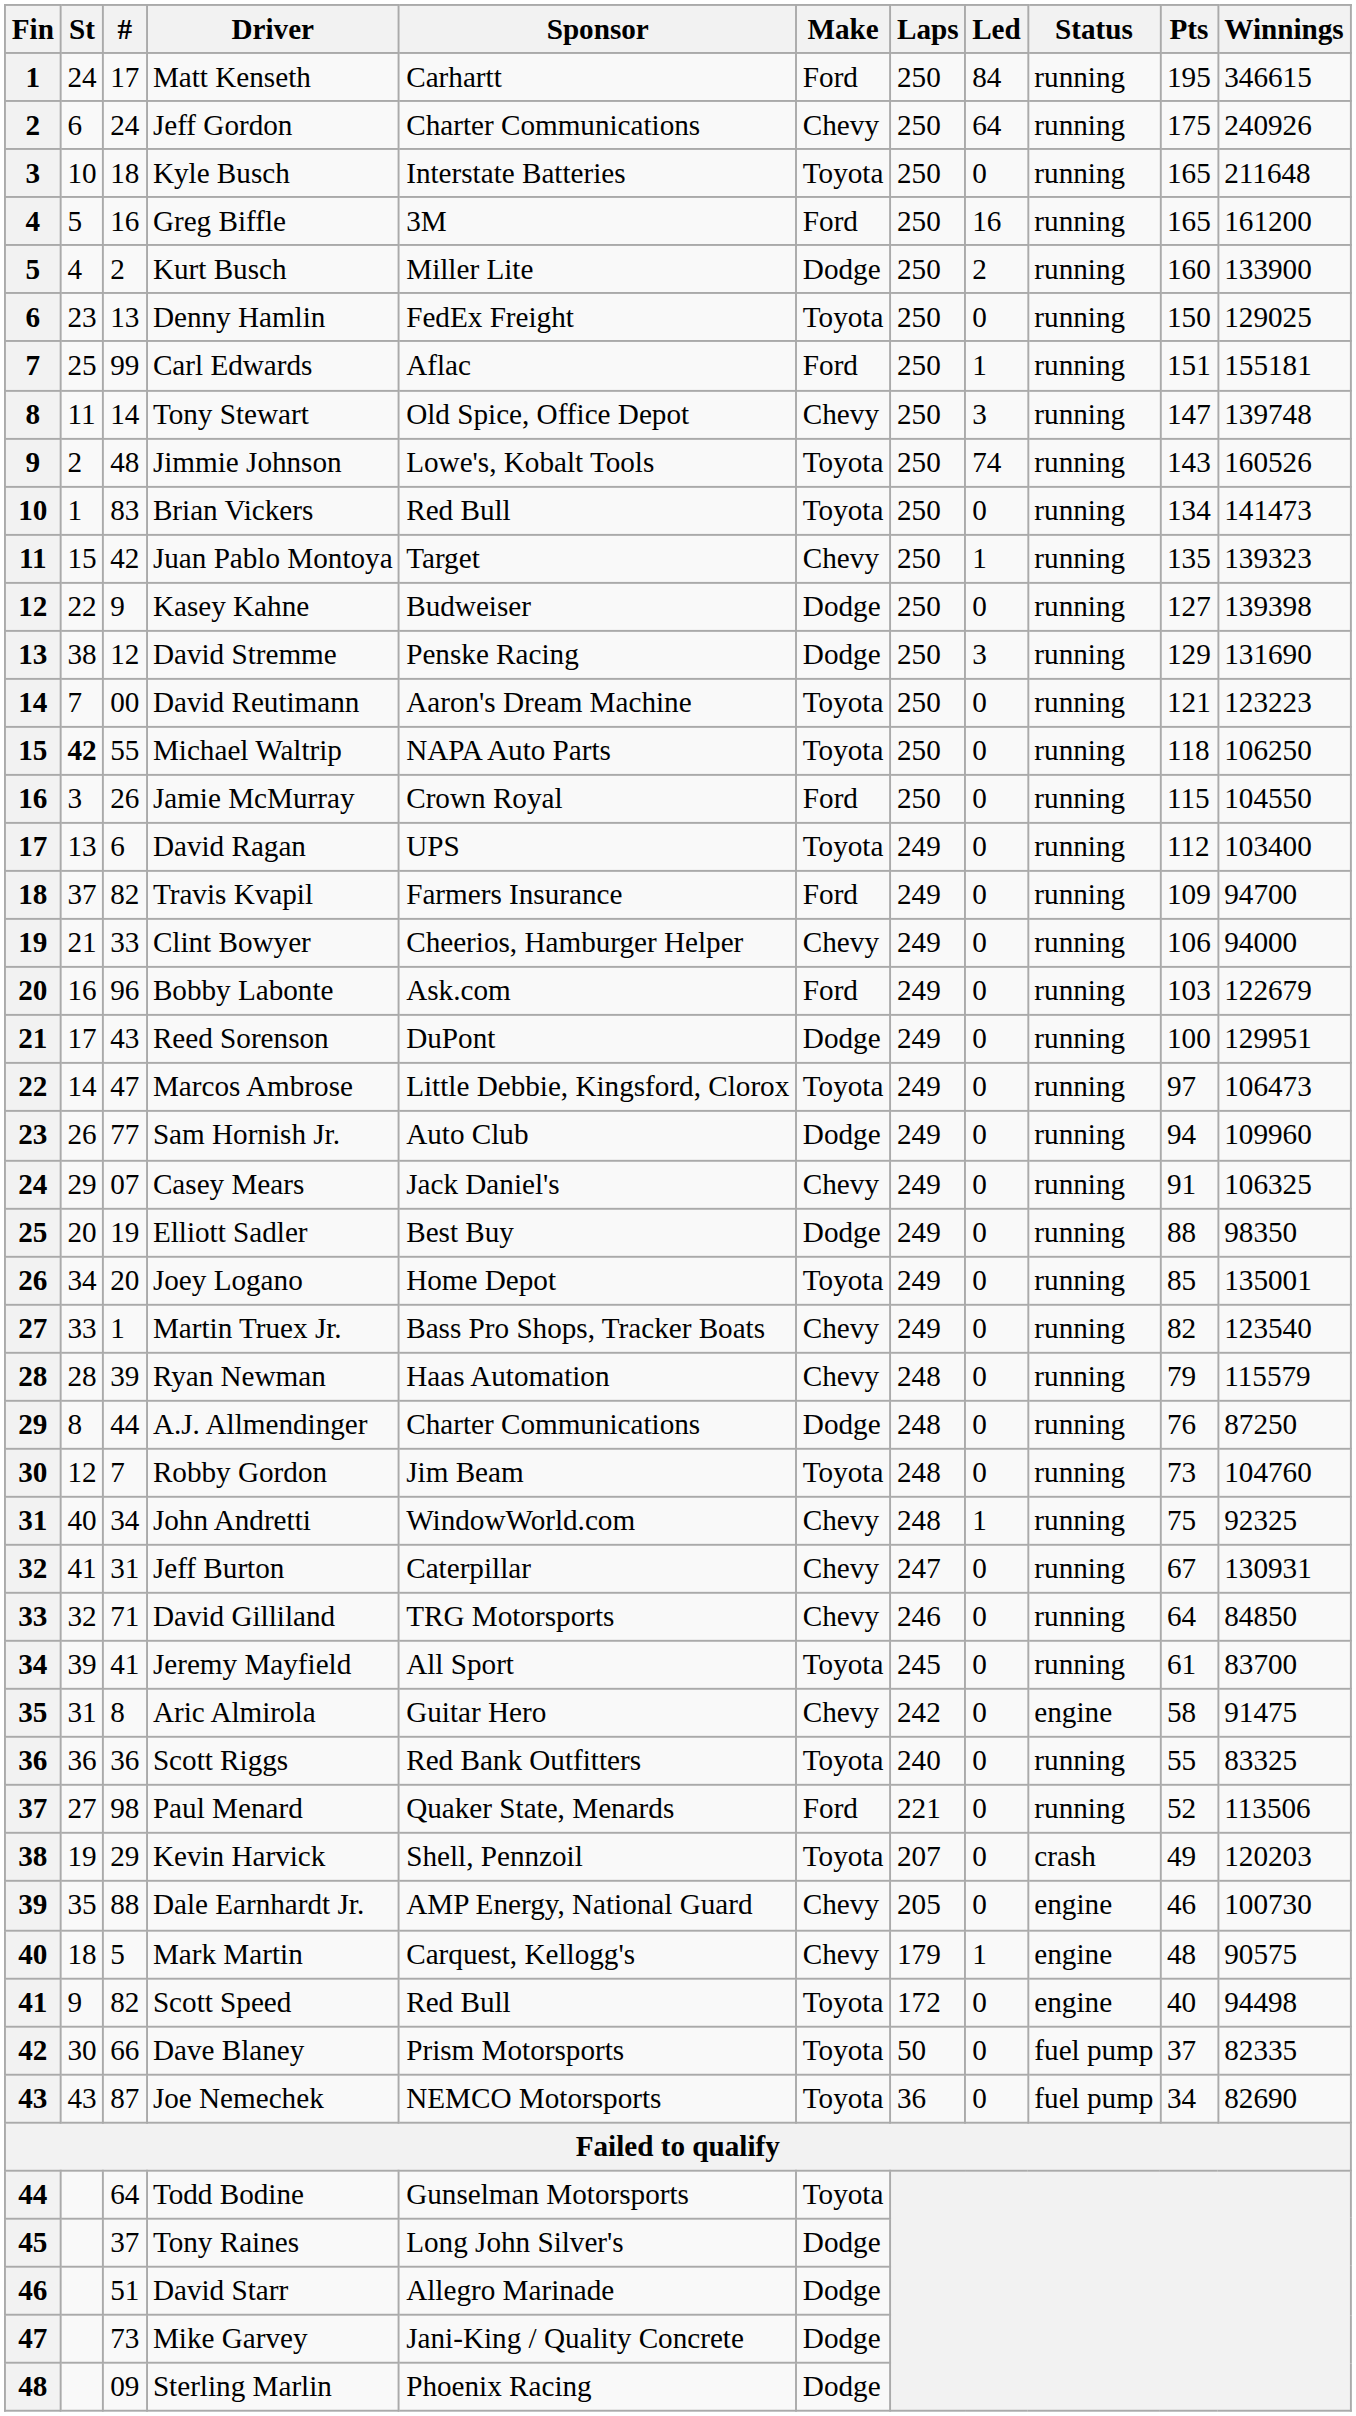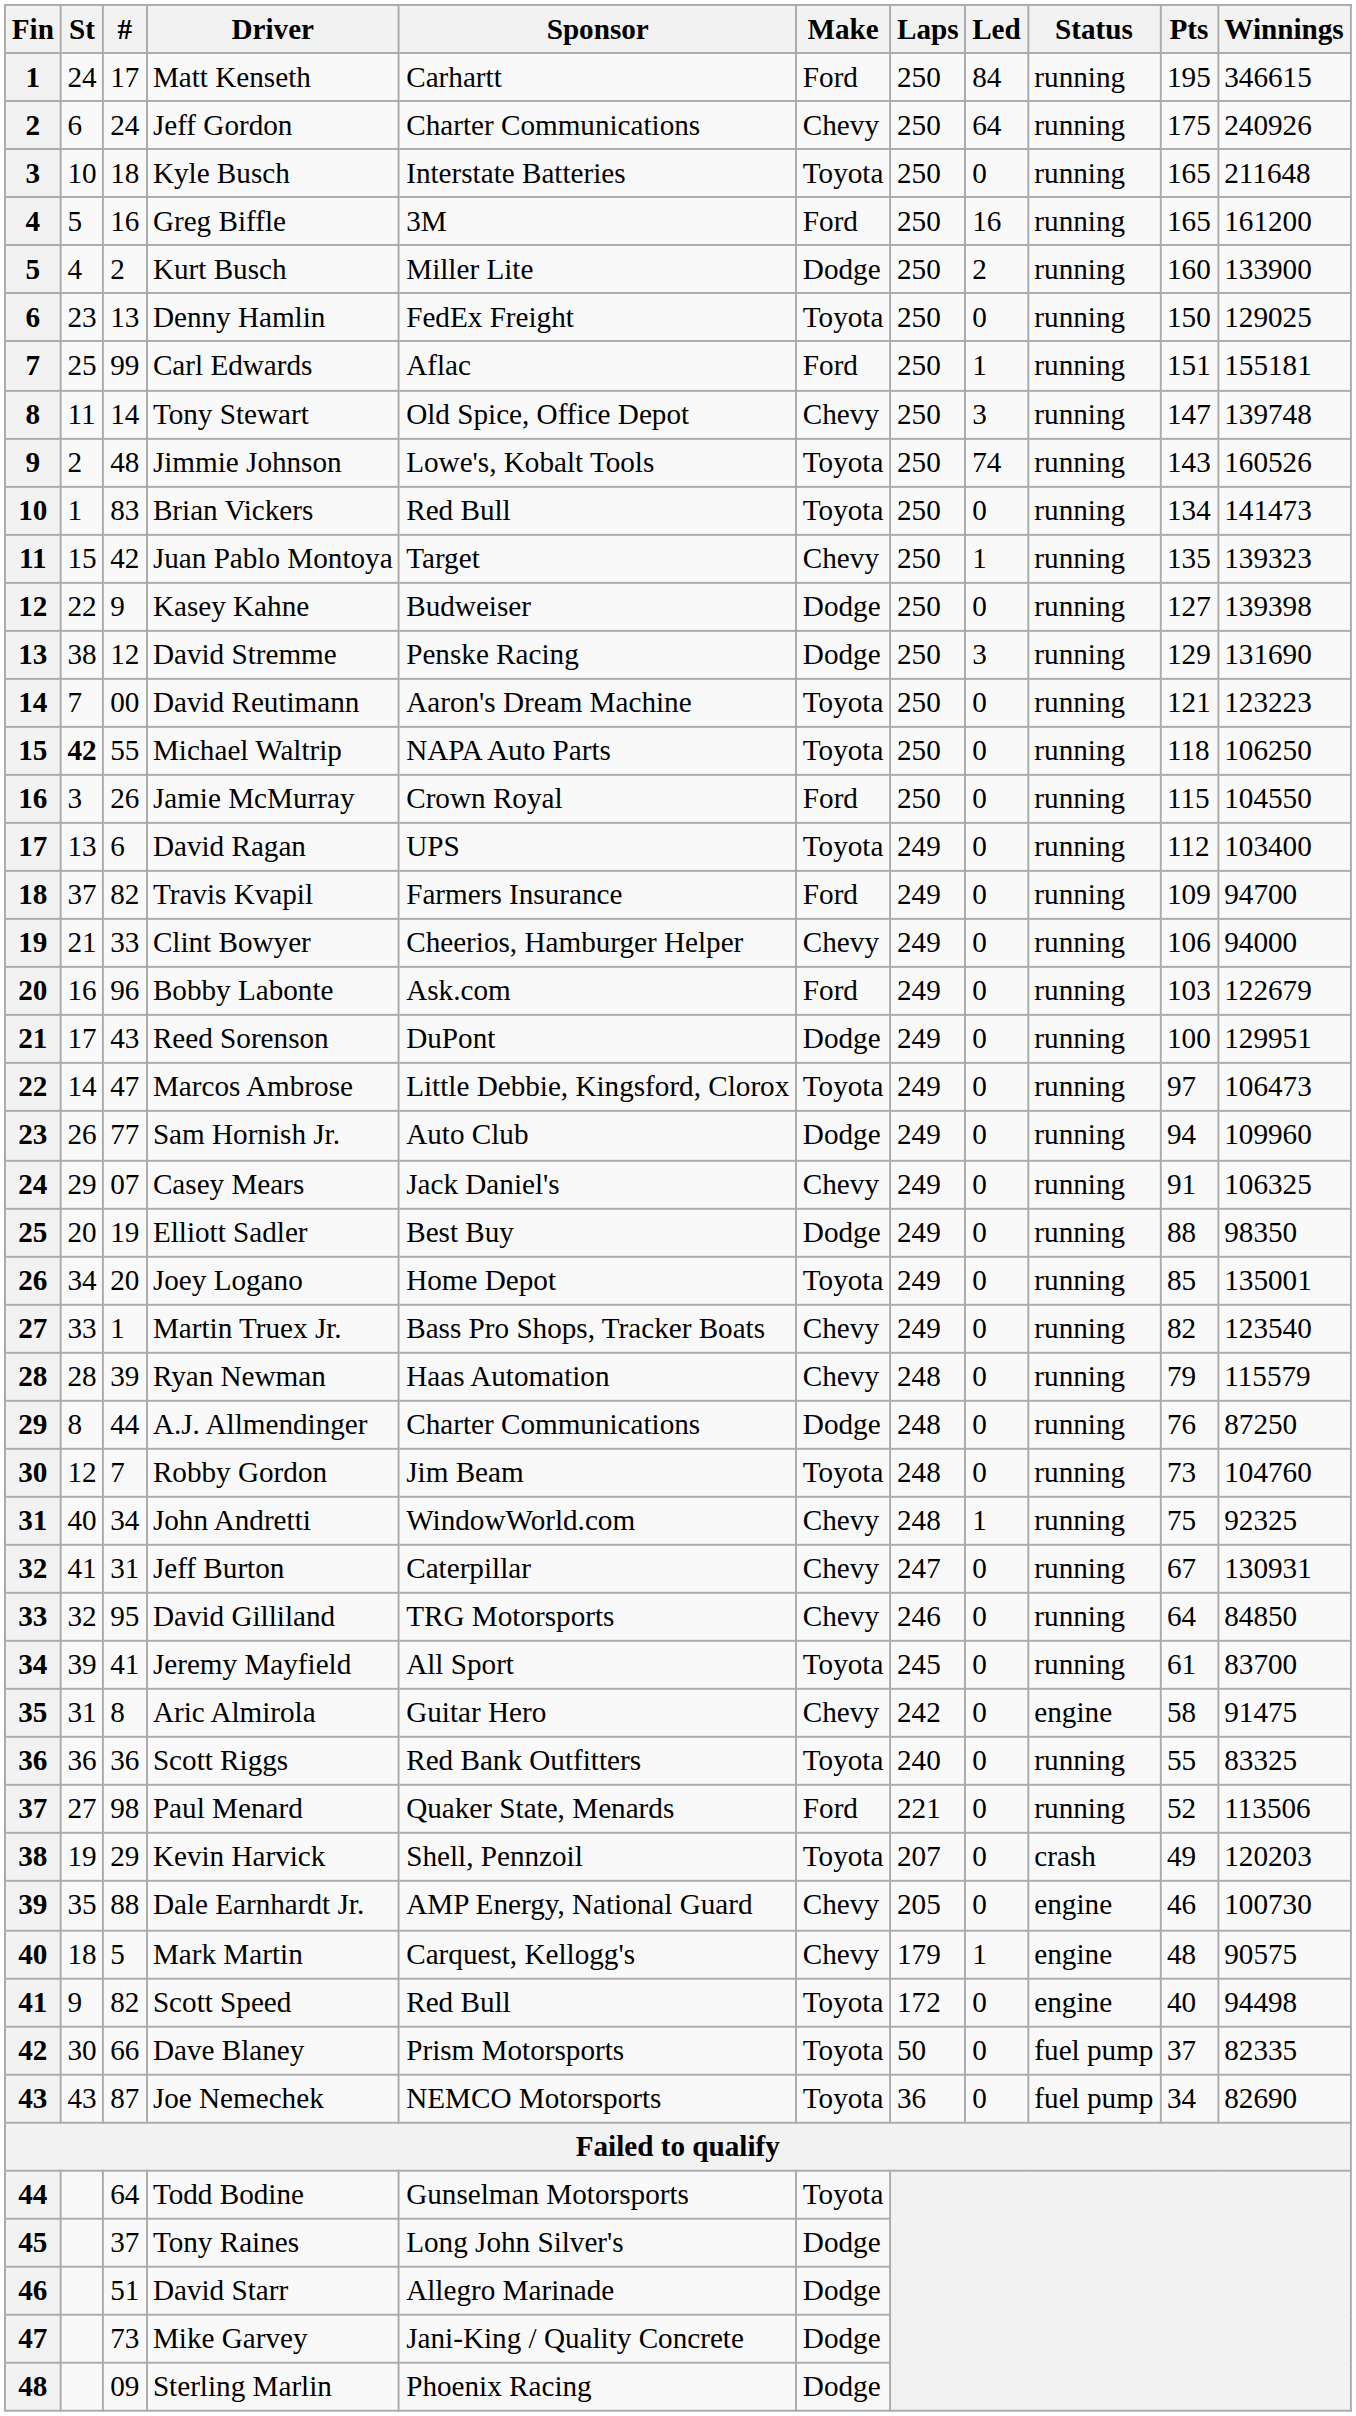(125, 1616) 71 -> (125, 1616) 95
